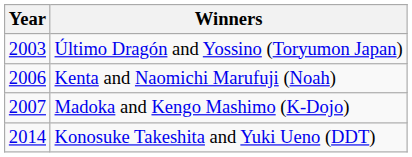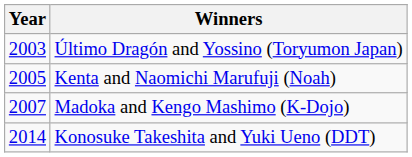(27, 78) 2006 -> (27, 78) 2005
